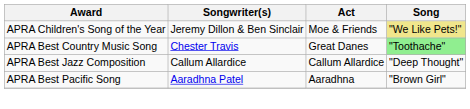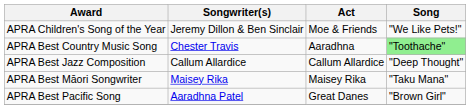(425, 29) khaki background -> (425, 29) no background
(338, 46) Great Danes -> (331, 46) Aaradhna
+ row: (74, 79)
(331, 79) Aaradhna -> (338, 96) Great Danes
